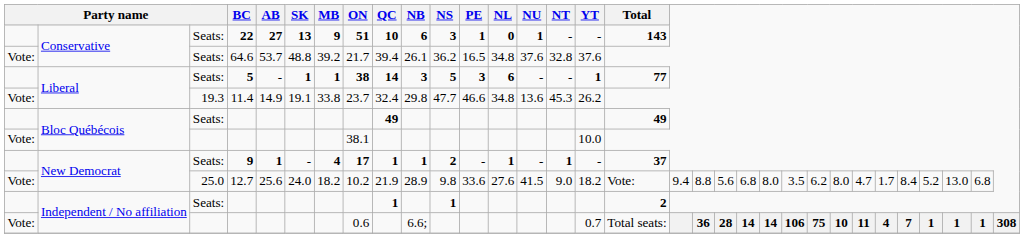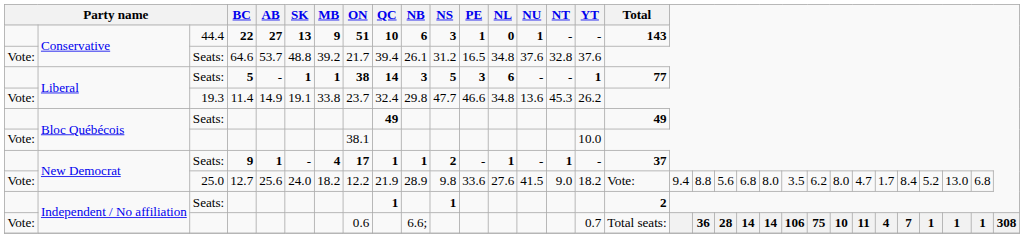(209, 35) Seats: -> (213, 35) 44.4
(445, 56) 36.2 -> (445, 56) 31.2
(358, 181) 10.2 -> (358, 181) 12.2
